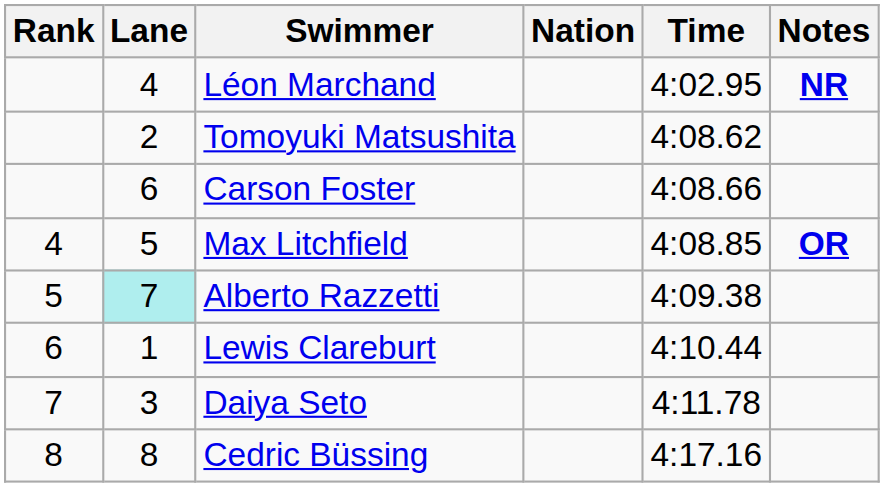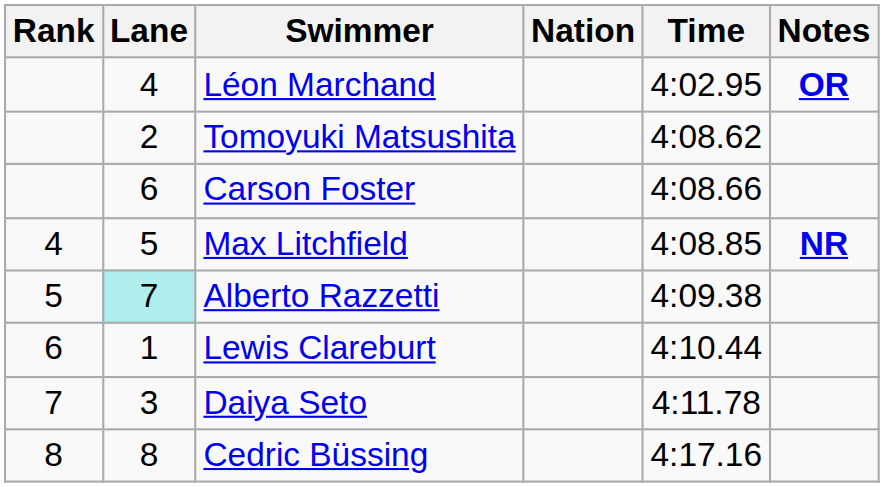(824, 84) NR -> (824, 84) OR
(824, 243) OR -> (824, 243) NR
